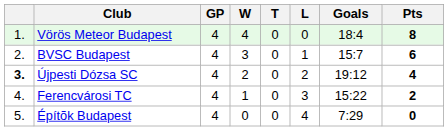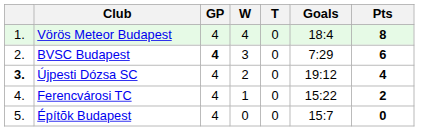- column: (305, 14)
(215, 55) normal -> (215, 55) bold
(351, 55) 15:7 -> (321, 55) 7:29
(351, 116) 7:29 -> (321, 116) 15:7
